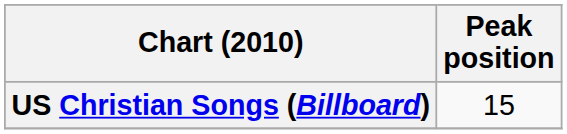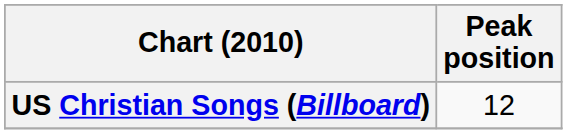(499, 104) 15 -> (499, 104) 12
